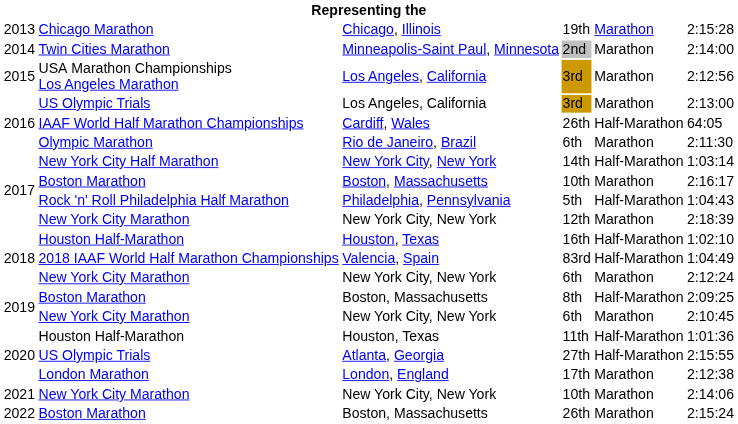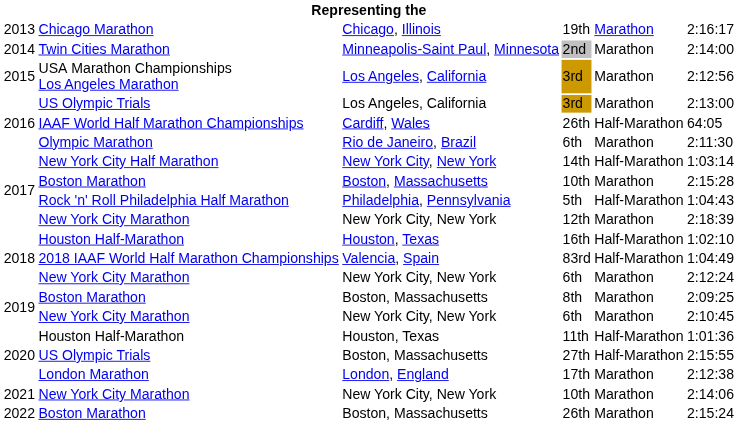(711, 29) 2:15:28 -> (711, 29) 2:16:17
(711, 181) 2:16:17 -> (711, 181) 2:15:28
(639, 297) Half-Marathon -> (624, 297) Marathon
(393, 355) Atlanta, Georgia -> (415, 355) Boston, Massachusetts
